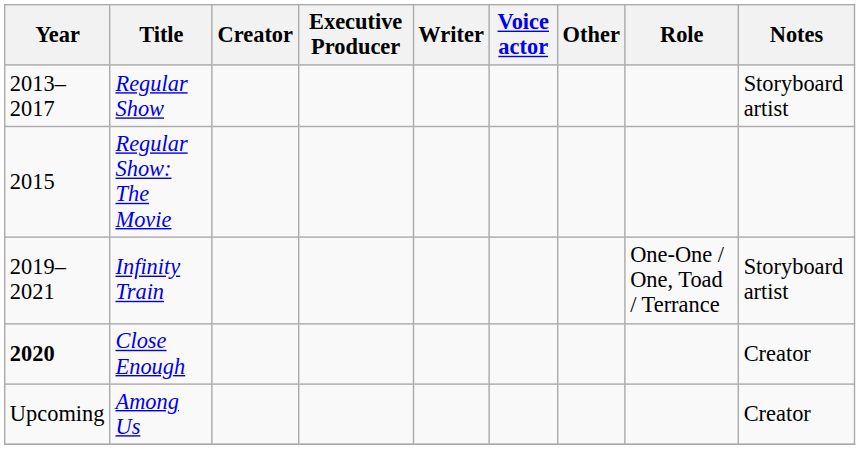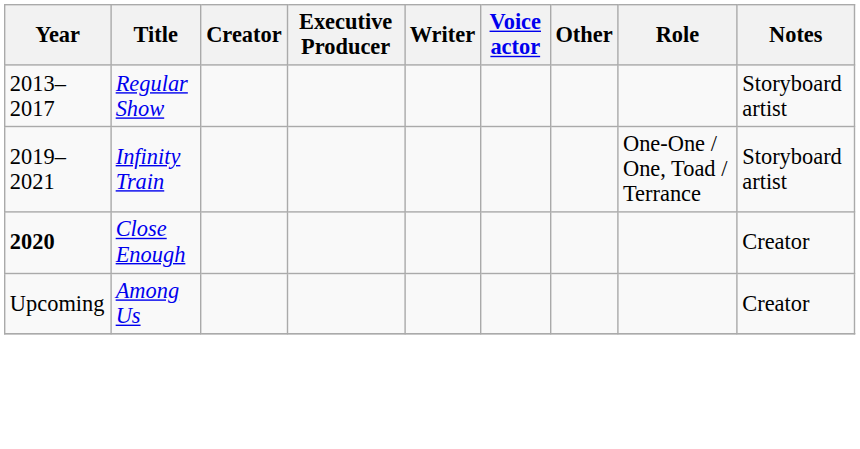- row: (152, 181)
